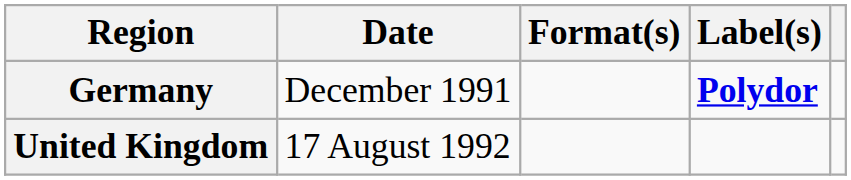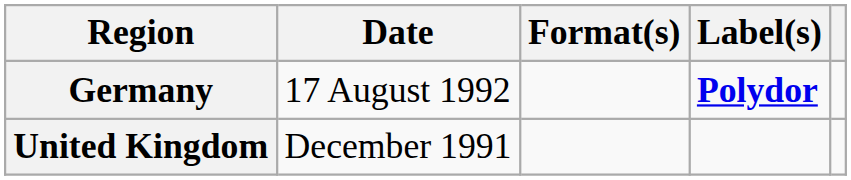(398, 89) December 1991 -> (398, 89) 17 August 1992
(398, 145) 17 August 1992 -> (398, 145) December 1991
